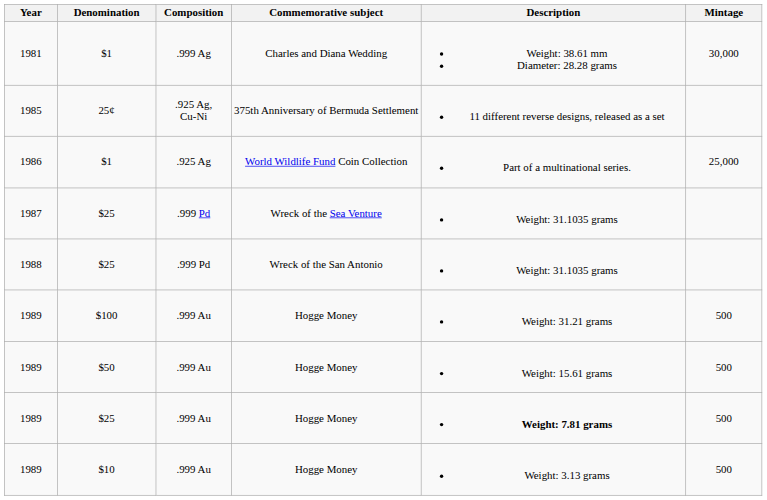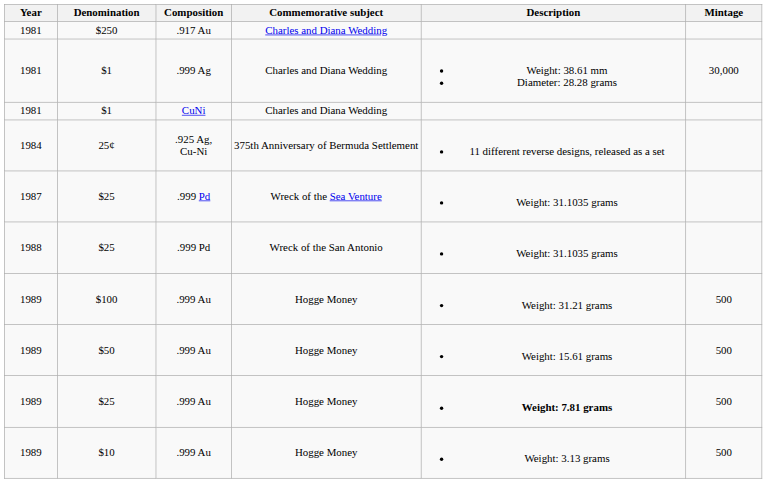+ row: (107, 30)
+ row: (107, 111)
(31, 110) 1985 -> (31, 145) 1984
- row: (107, 162)
